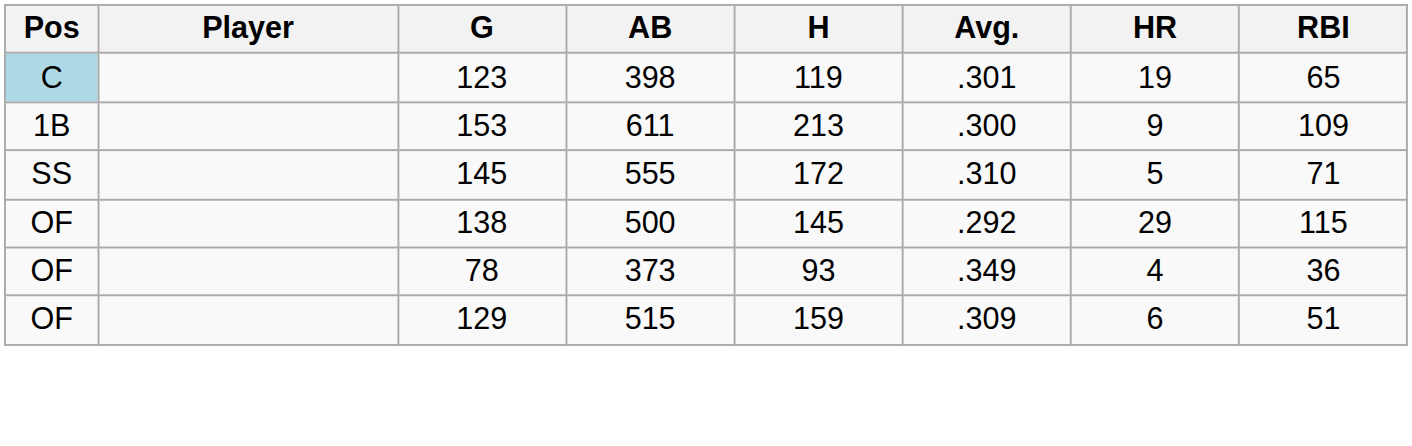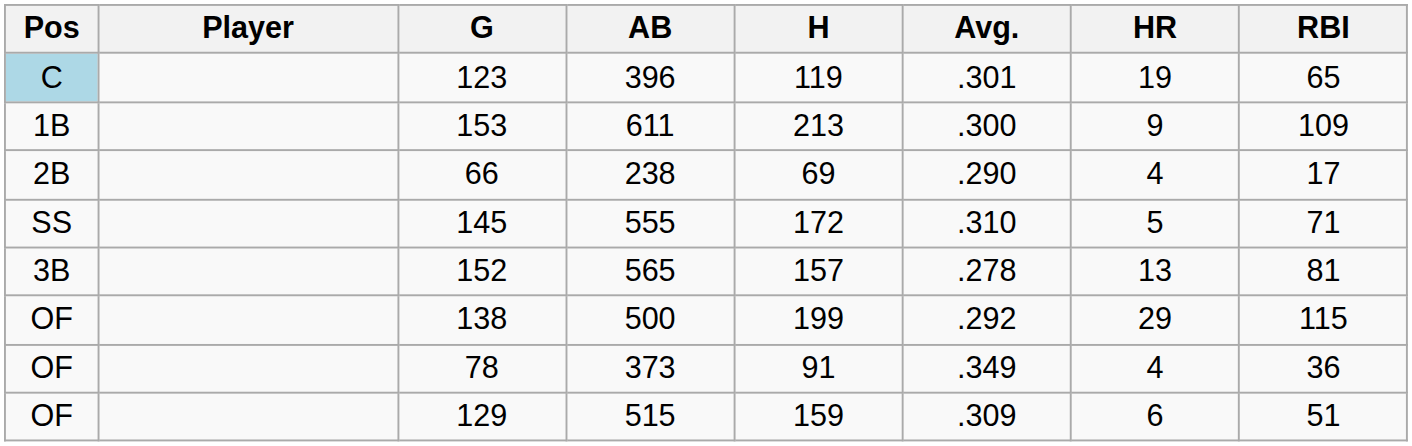(650, 77) 398 -> (650, 77) 396
+ row: (482, 174)
+ row: (482, 271)
(818, 222) 145 -> (818, 319) 199
(818, 271) 93 -> (818, 367) 91
